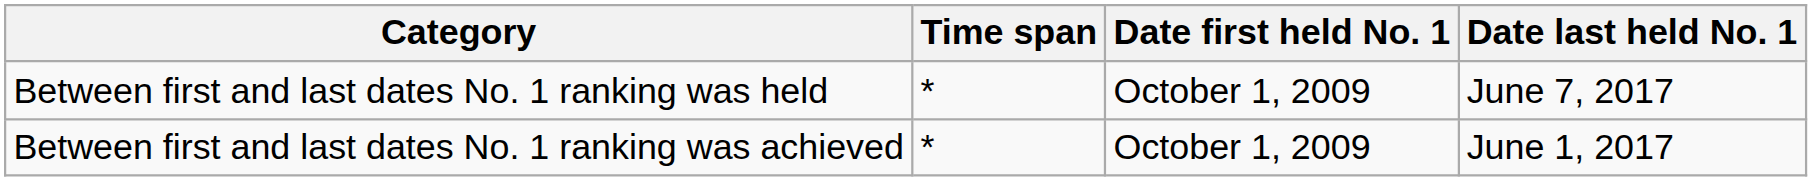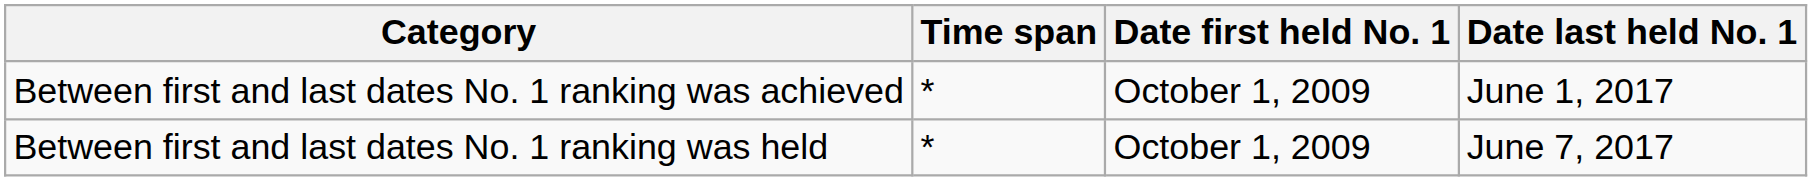rows swapped: (421, 89) <-> (459, 146)
